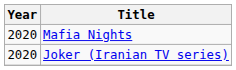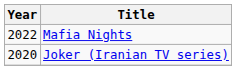(22, 35) 2020 -> (22, 35) 2022
